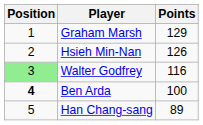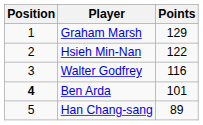(177, 52) 126 -> (177, 52) 122
(31, 71) lightgreen background -> (31, 71) no background
(177, 91) 100 -> (177, 91) 101
